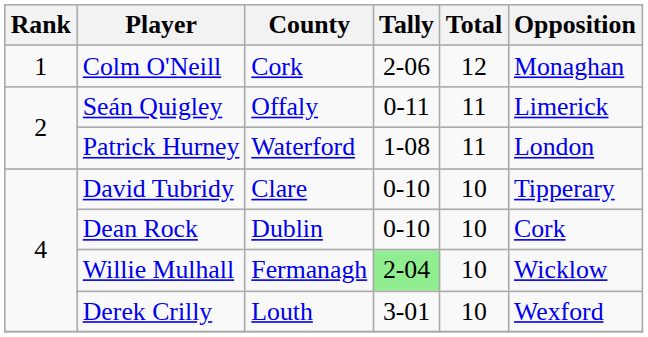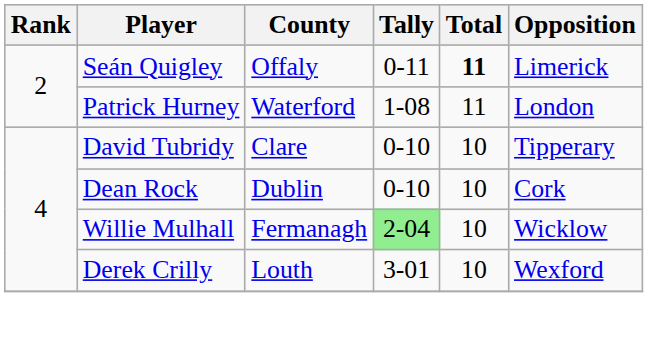- row: (152, 65)
(474, 106) normal -> (474, 65) bold
